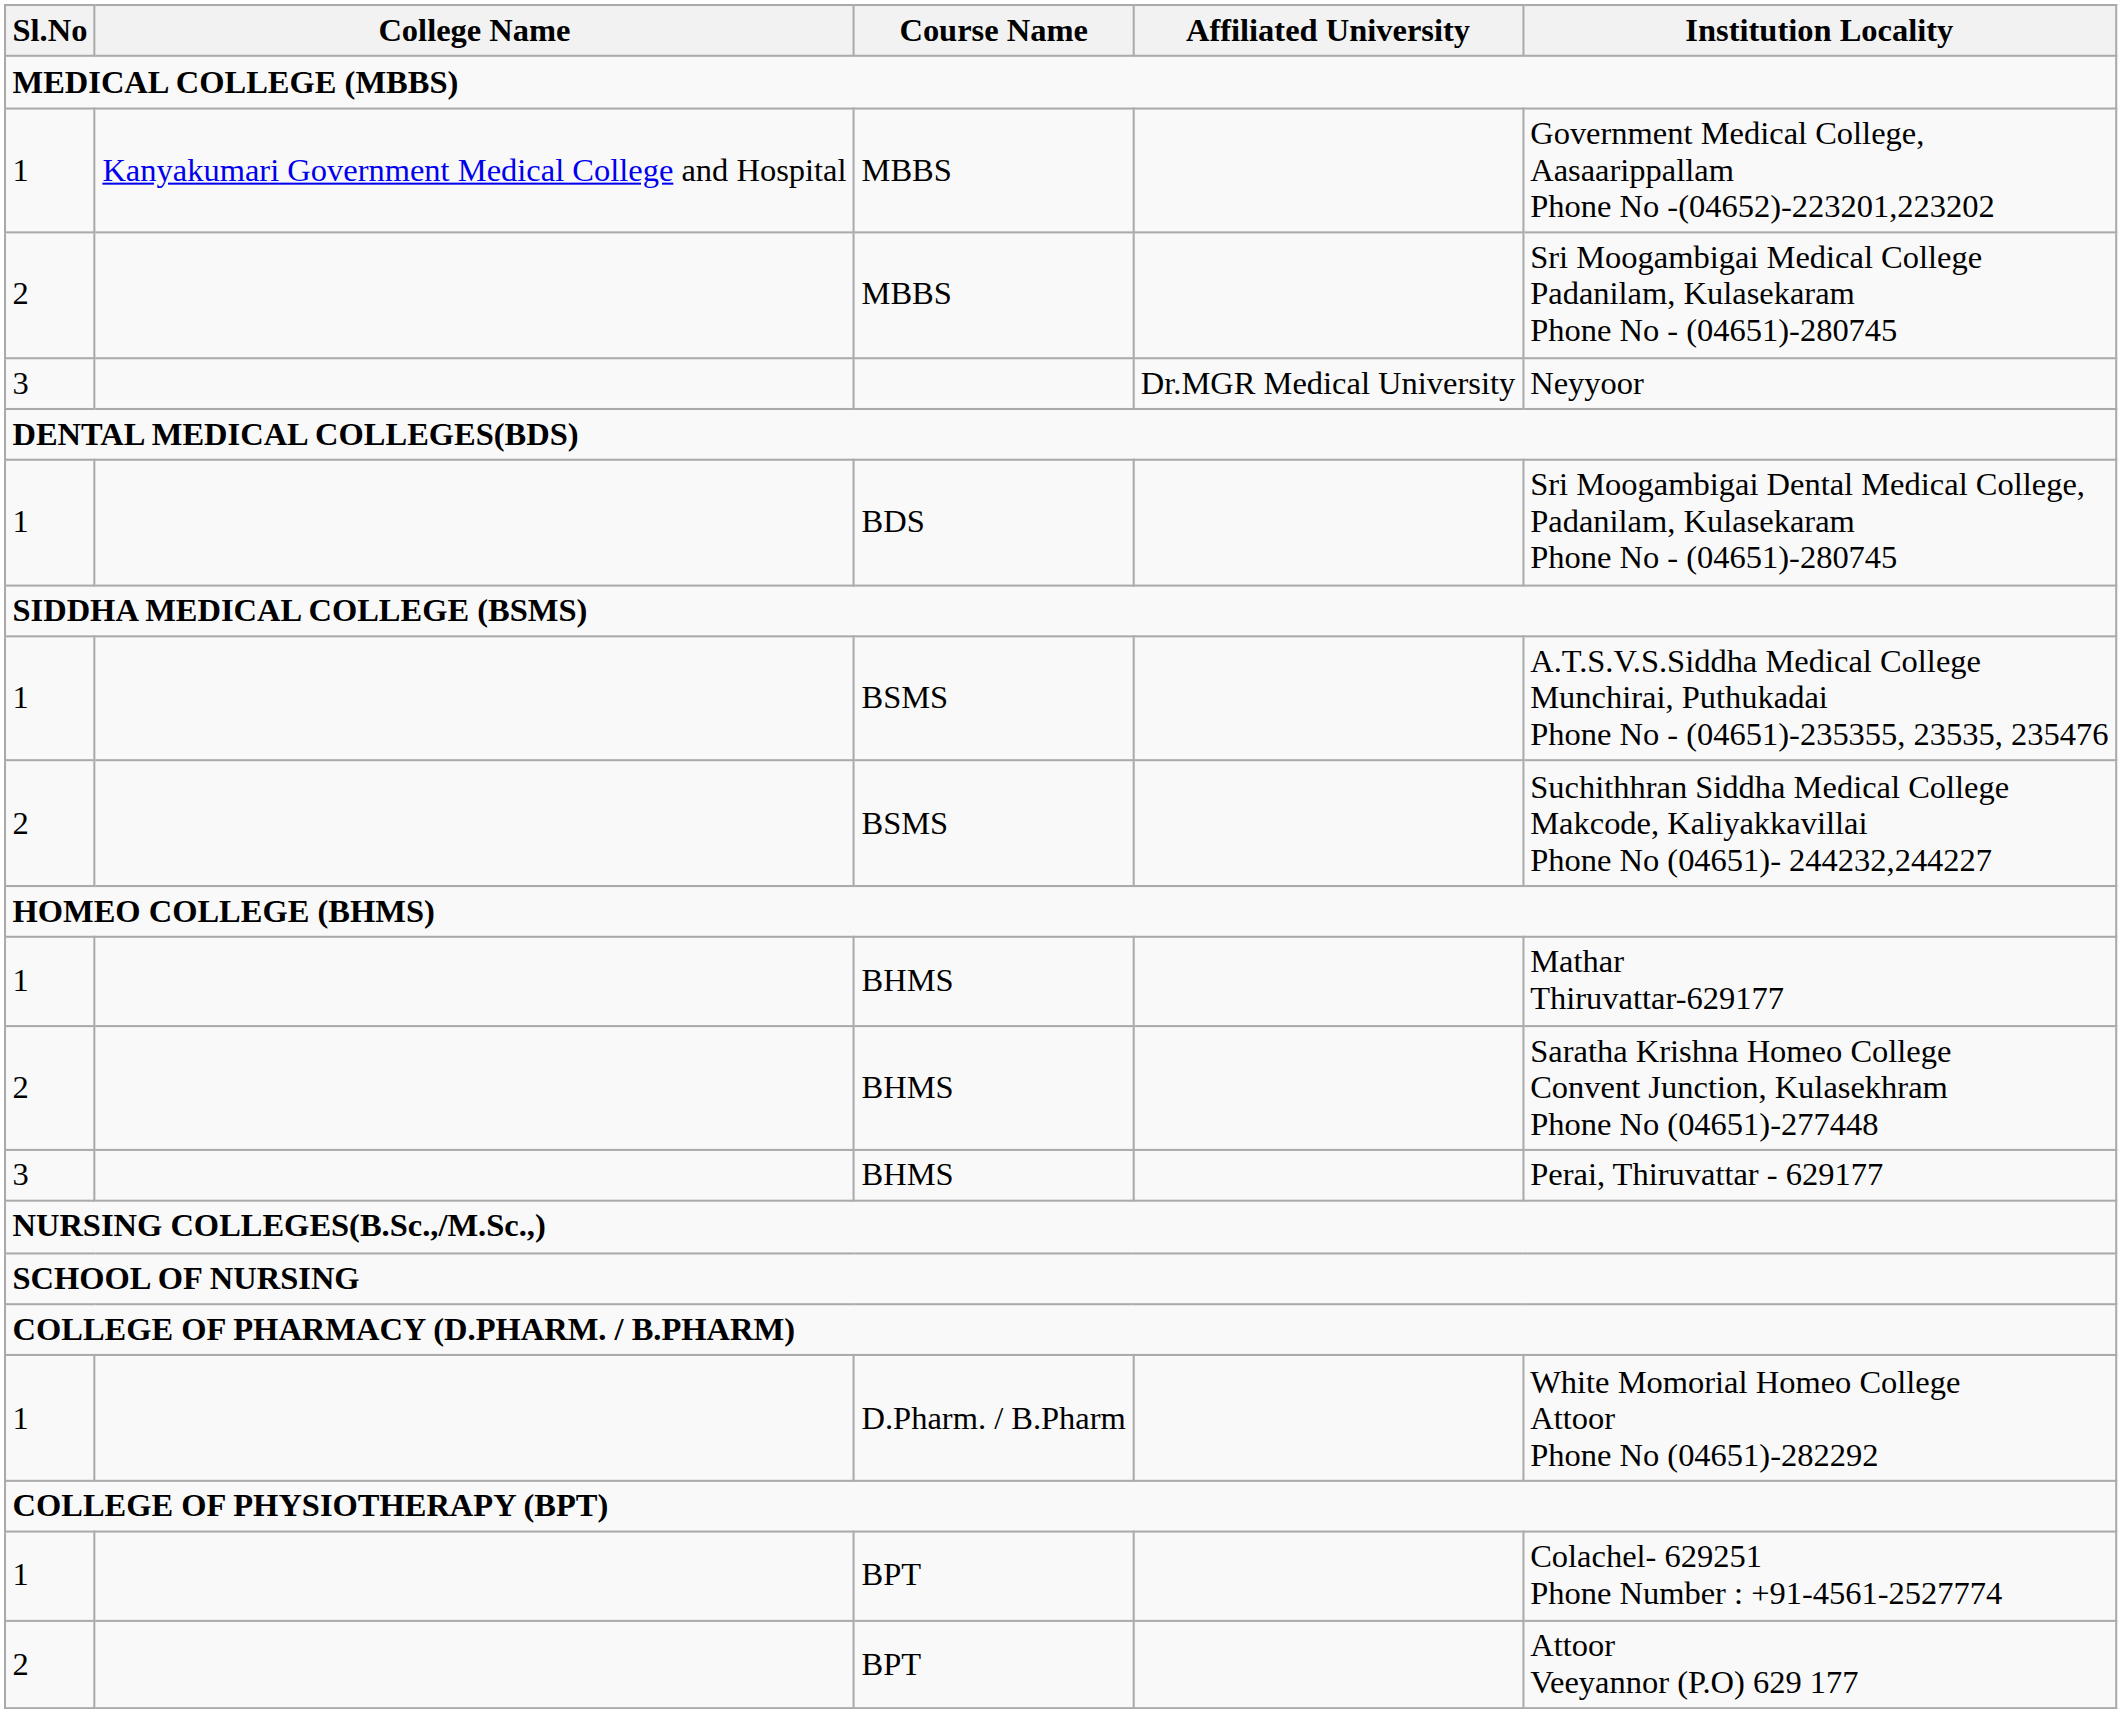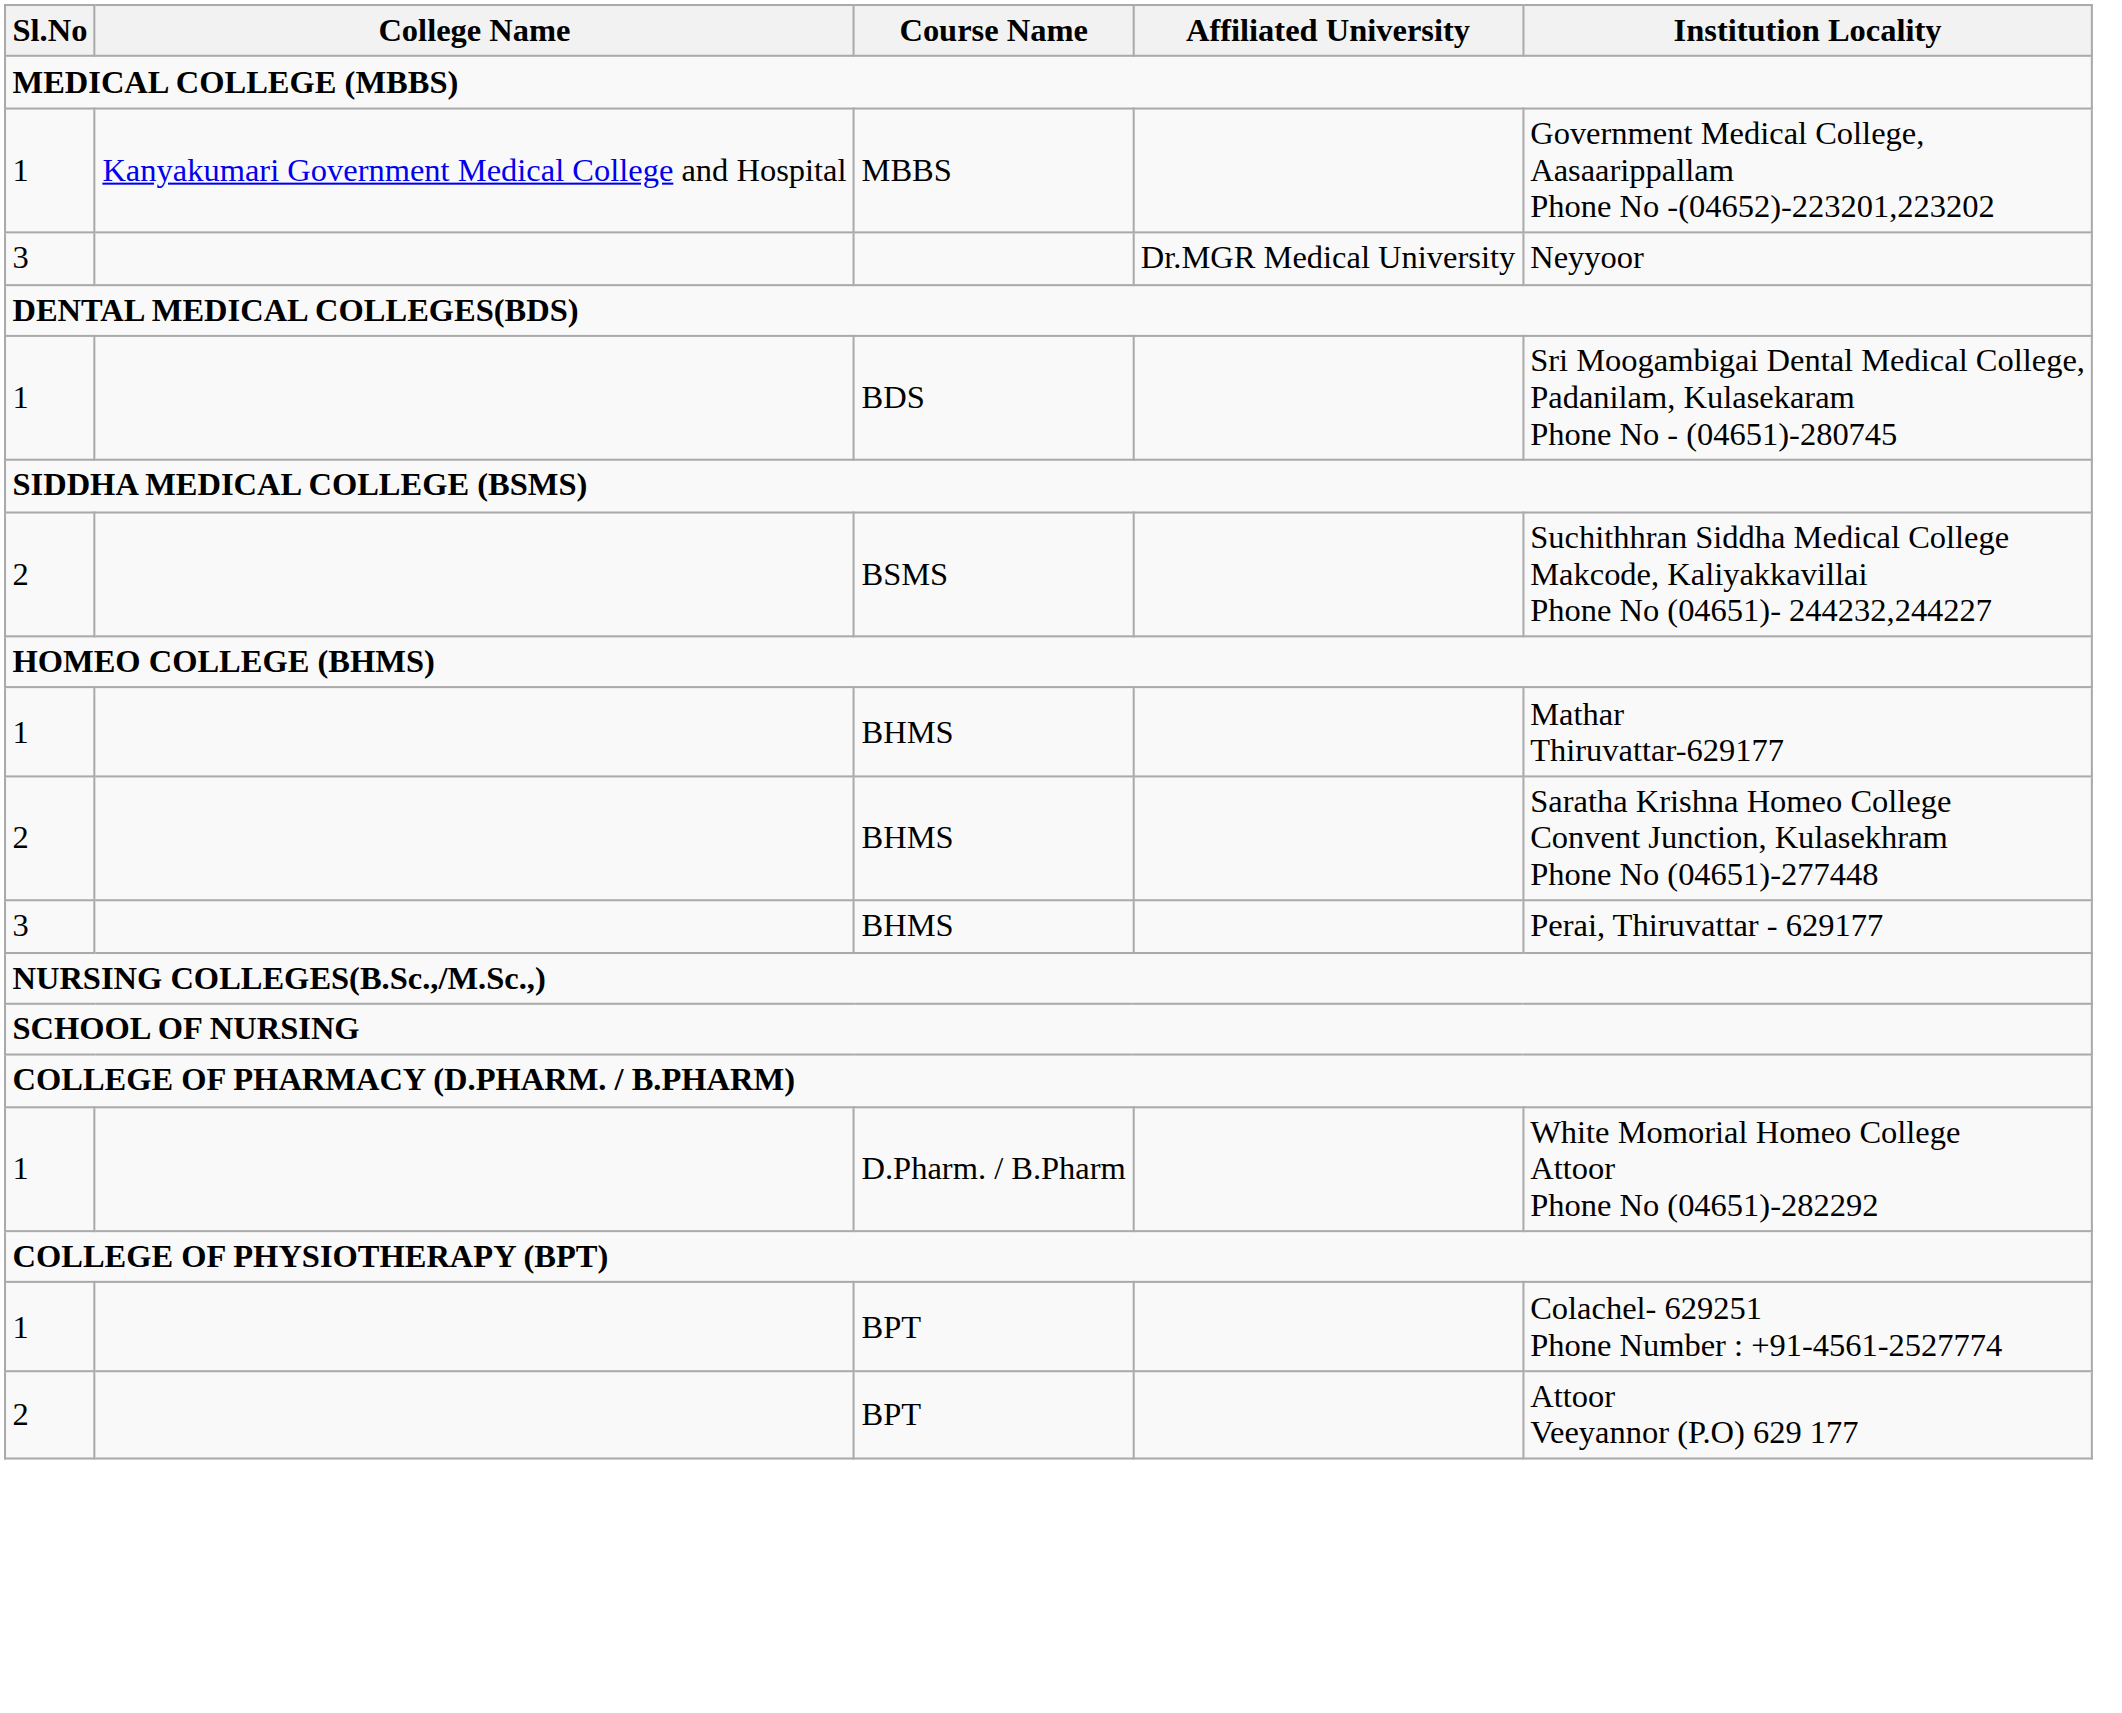- row: (21, 294)
- row: (21, 698)
